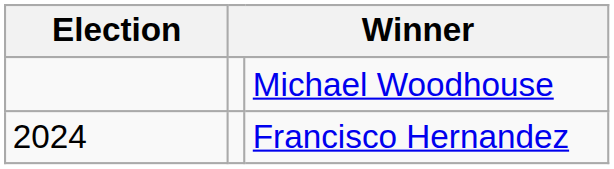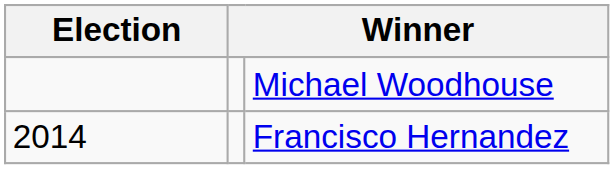(50, 136) 2024 -> (50, 136) 2014
